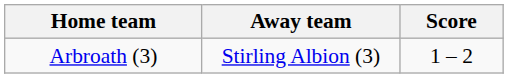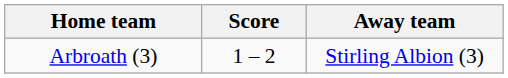columns swapped: (451, 21) <-> (301, 21)
